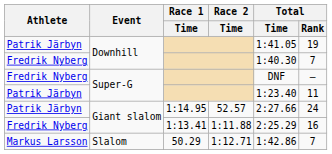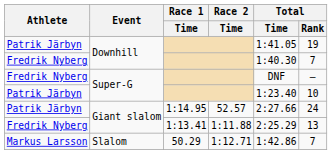(313, 93) 11 -> (313, 93) 10
(313, 125) 16 -> (313, 125) 13
